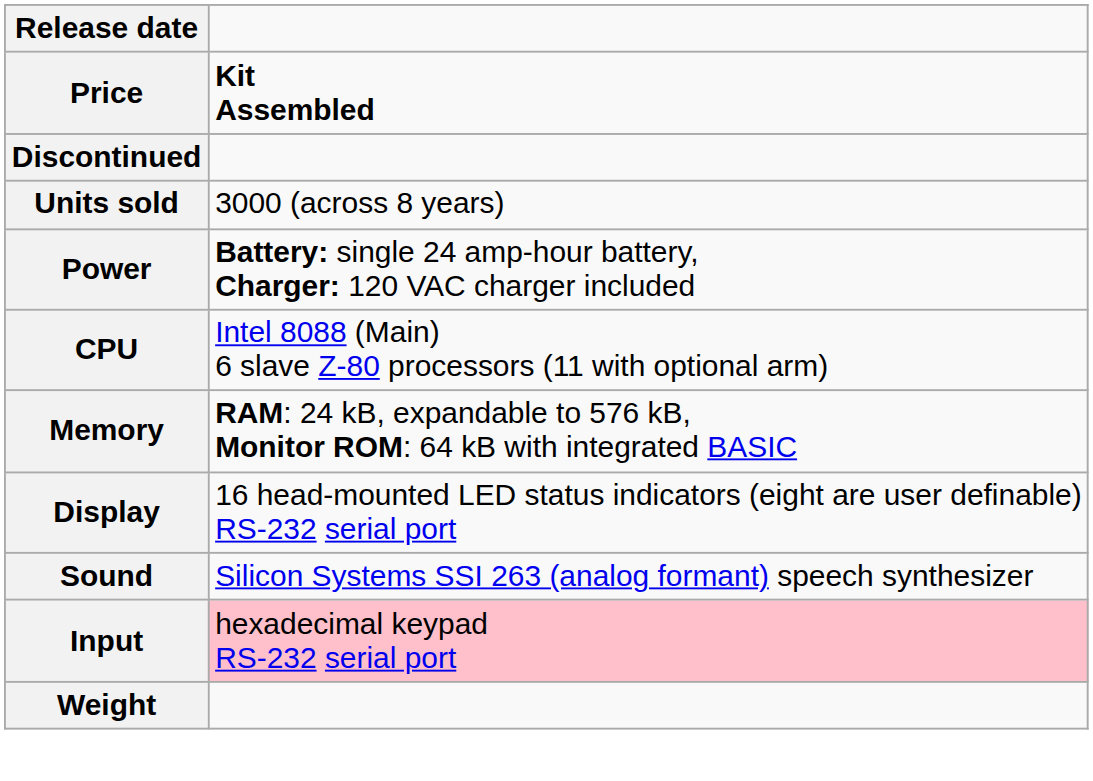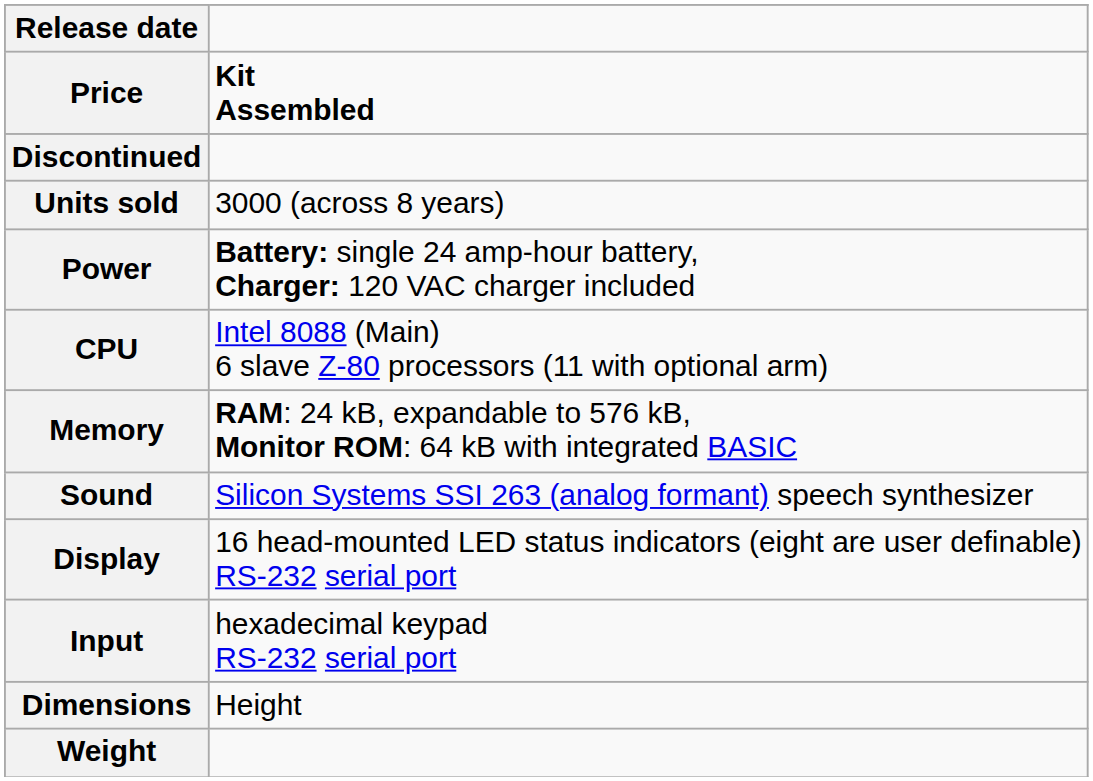rows swapped: (107, 511) <-> (107, 576)
(352, 640) pink background -> (352, 640) no background
+ row: (107, 704)
